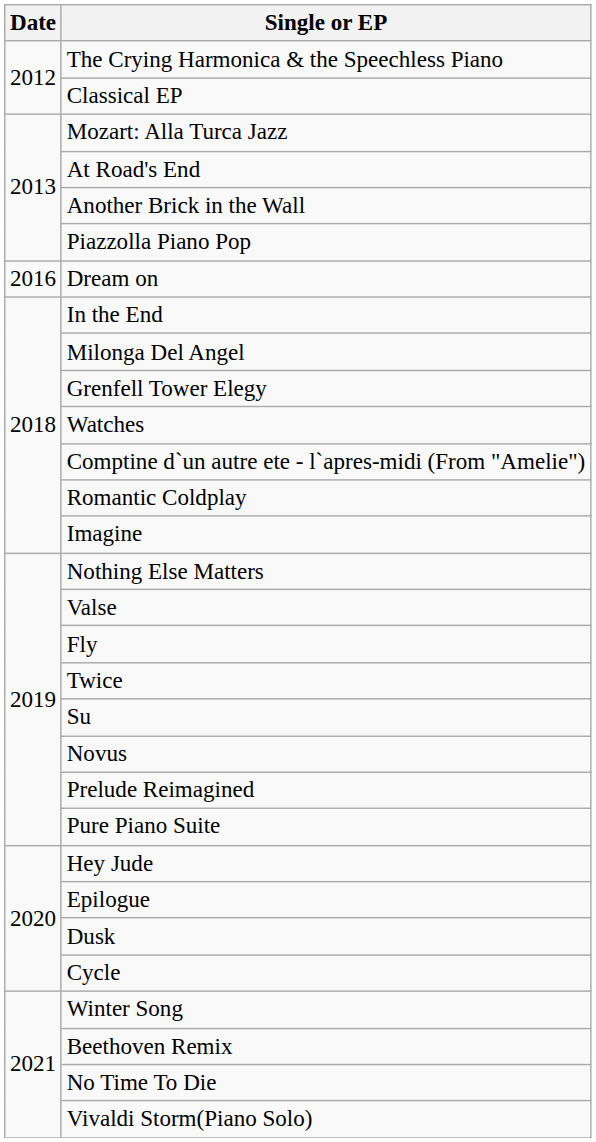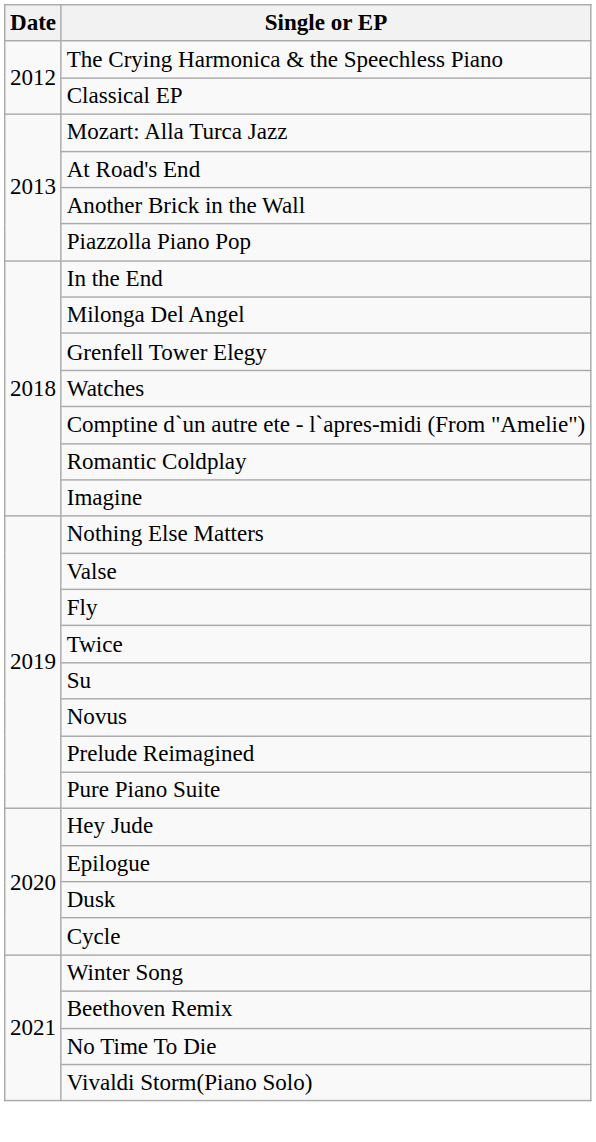- row: (112, 278)
